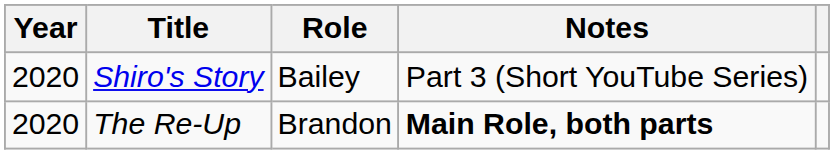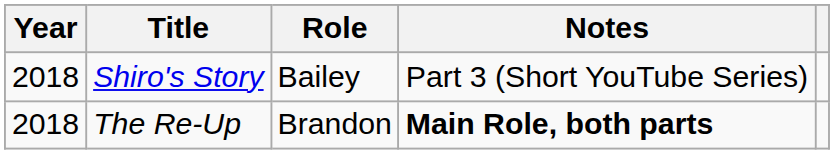(46, 76) 2020 -> (46, 76) 2018
(46, 124) 2020 -> (46, 124) 2018
